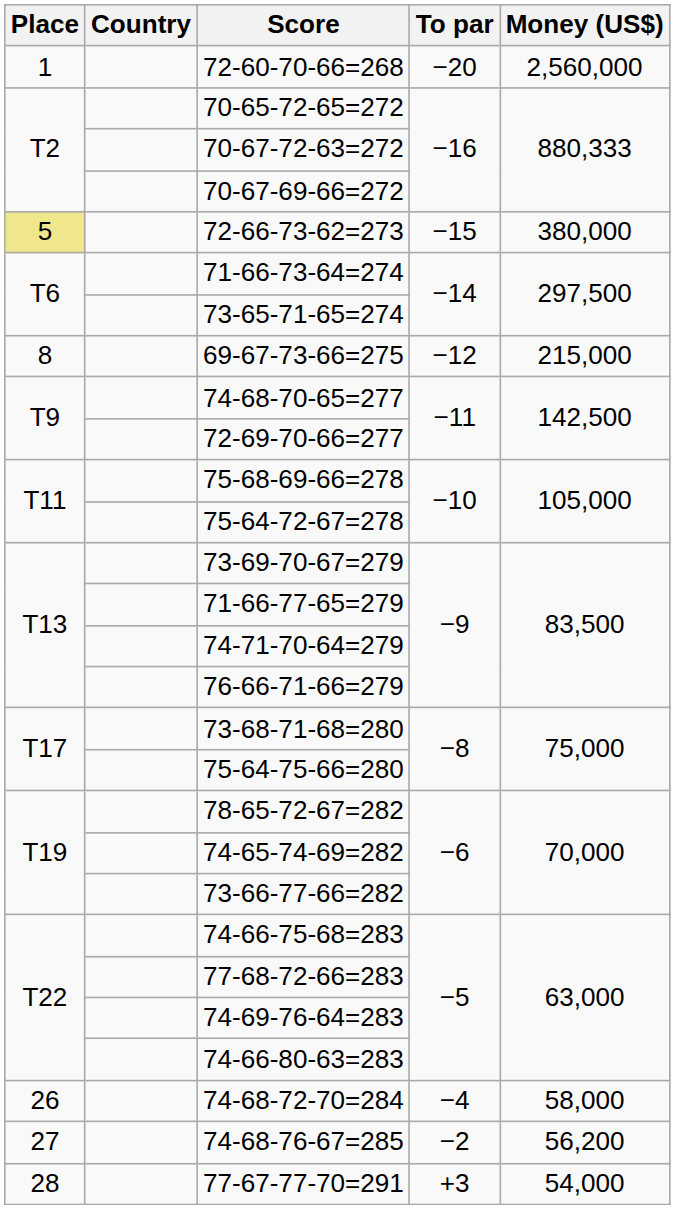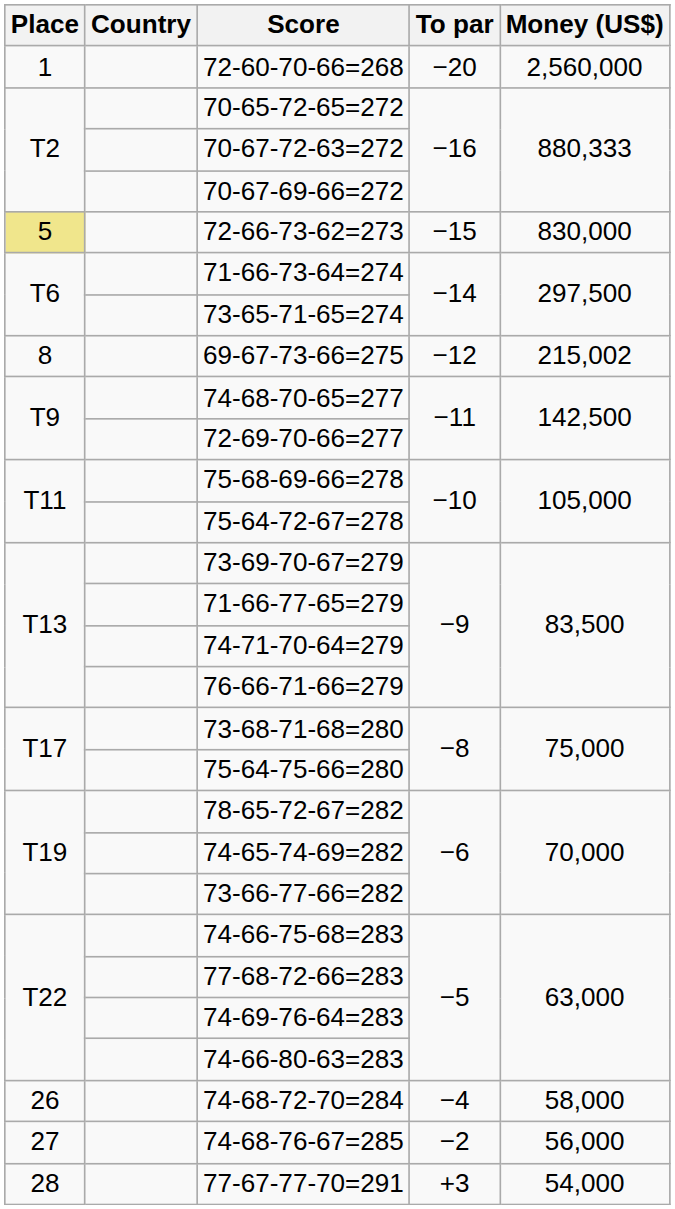(585, 231) 380,000 -> (585, 231) 830,000
(585, 356) 215,000 -> (585, 356) 215,002
(585, 1141) 56,200 -> (585, 1141) 56,000
